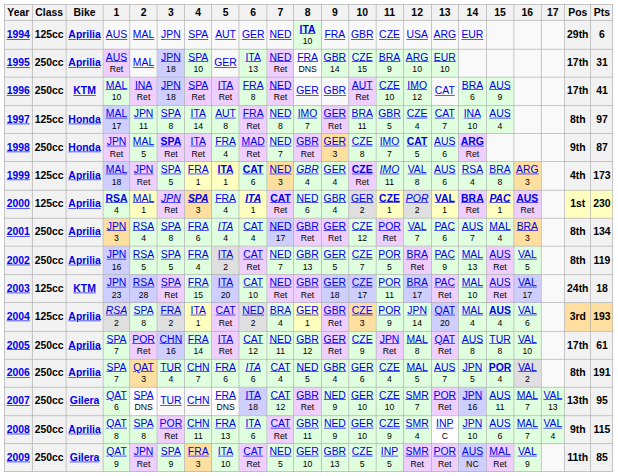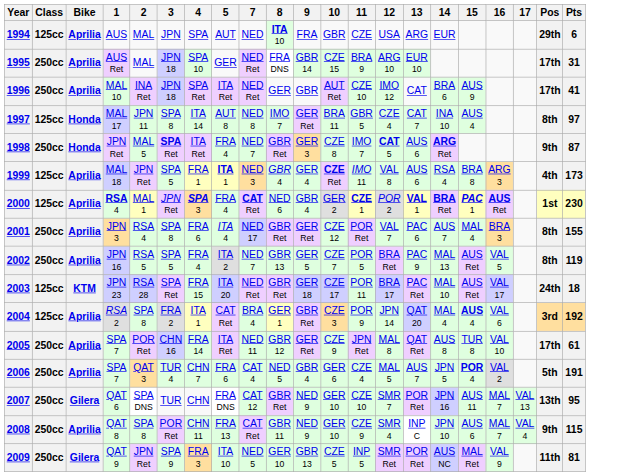- column: (253, 12)
(85, 91) KTM -> (85, 91) Aprilia
(602, 232) 134 -> (574, 232) 155
(602, 317) 193 -> (574, 317) 192
(578, 373) 8th -> (550, 373) 5th
(602, 457) 85 -> (574, 457) 81
